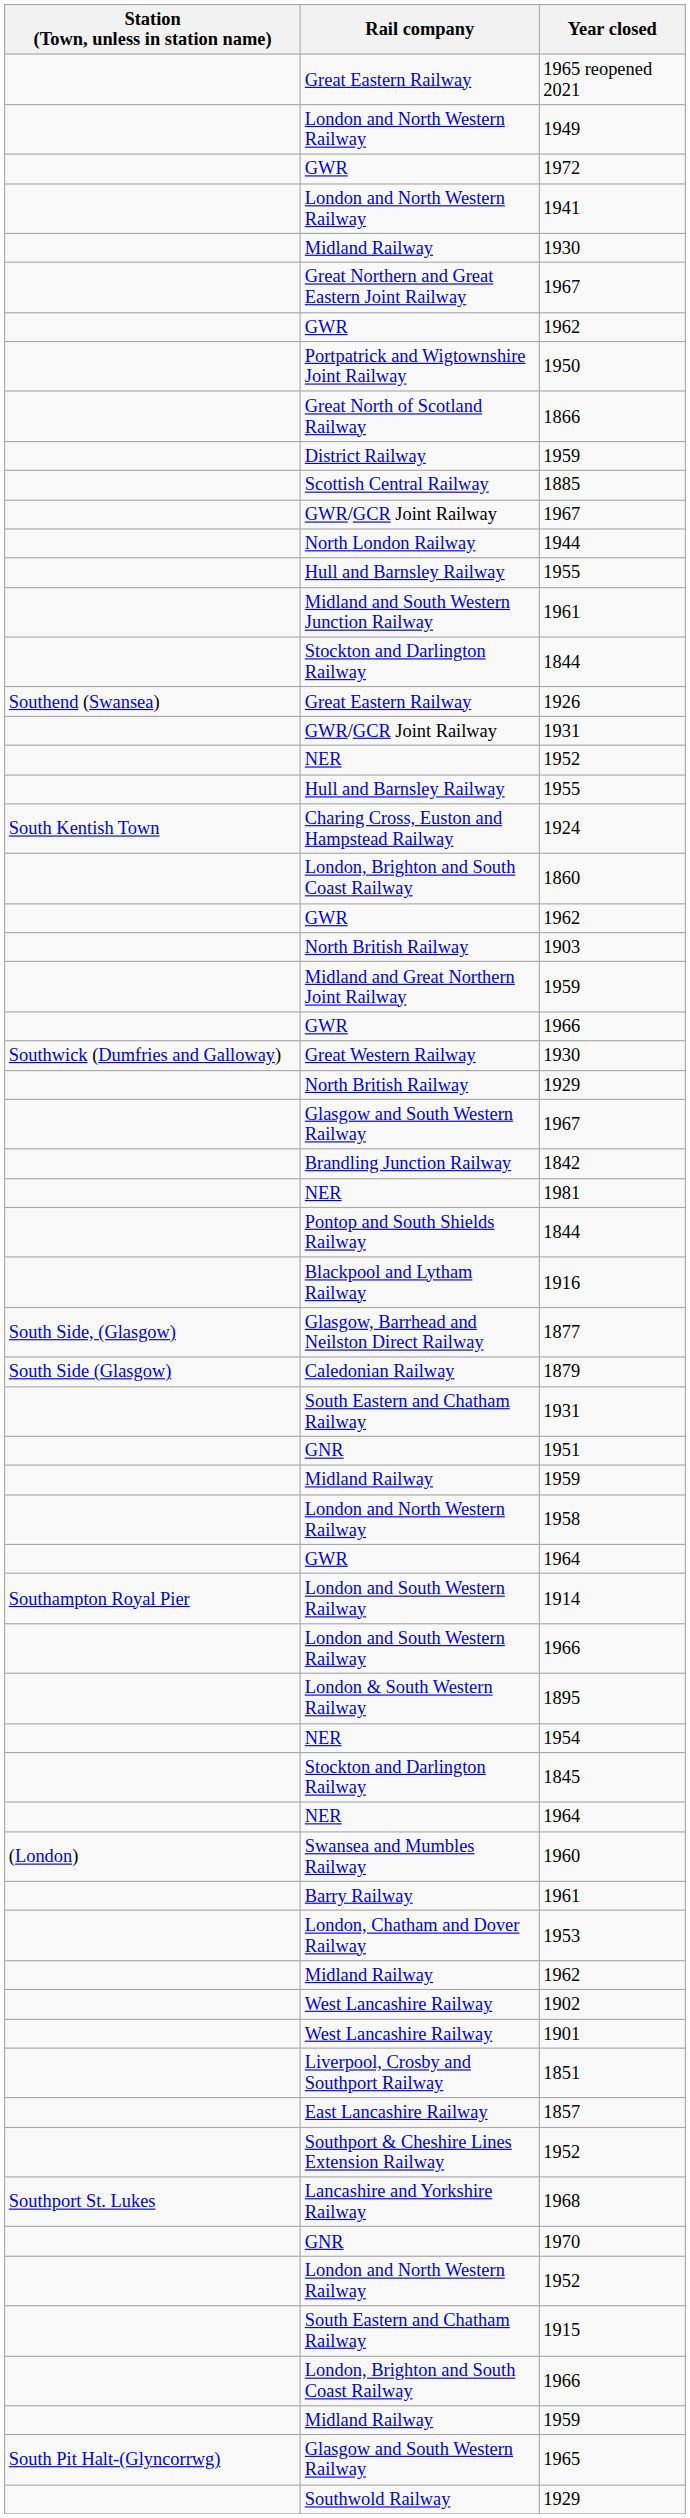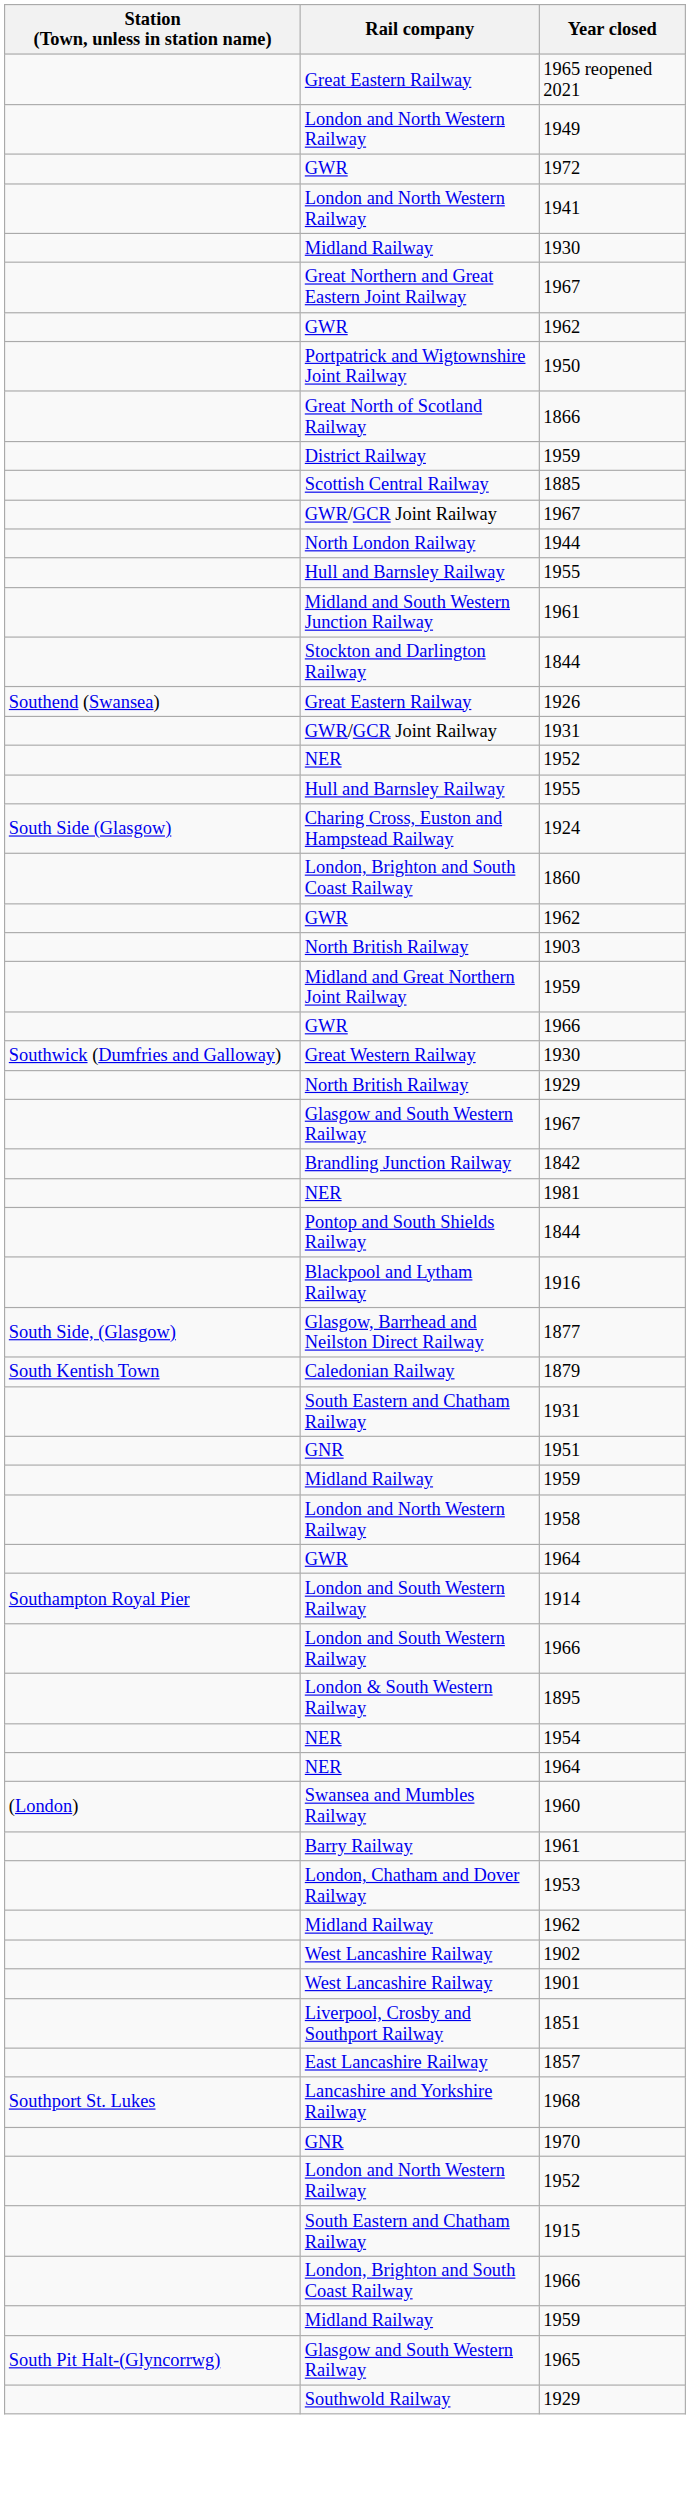(84, 828) South Kentish Town -> (90, 828) South Side (Glasgow)
(90, 1371) South Side (Glasgow) -> (84, 1371) South Kentish Town
- row: (395, 1777)
- row: (408, 2151)
